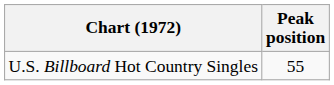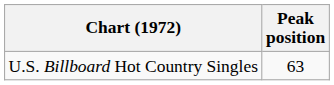(296, 65) 55 -> (296, 65) 63
